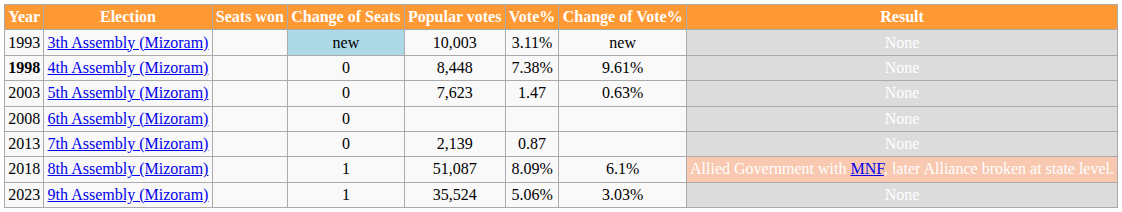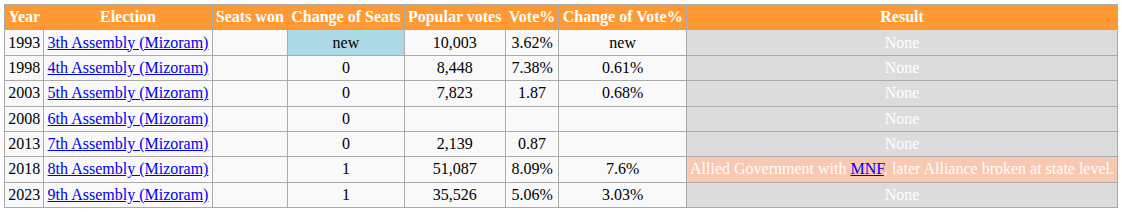(532, 42) 3.11% -> (532, 42) 3.62%
(24, 67) bold -> (24, 67) normal
(623, 67) 9.61% -> (623, 67) 0.61%
(455, 93) 7,623 -> (455, 93) 7,823
(532, 93) 1.47 -> (532, 93) 1.87
(623, 93) 0.63% -> (623, 93) 0.68%
(623, 169) 6.1% -> (623, 169) 7.6%
(455, 194) 35,524 -> (455, 194) 35,526
